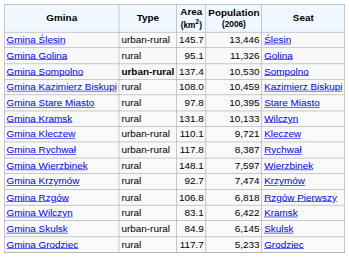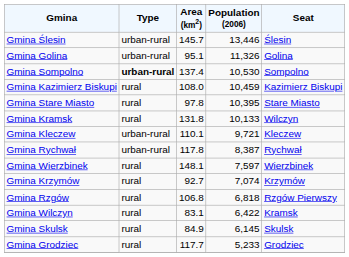(131, 55) rural -> (146, 55) urban-rural
(247, 181) 7,474 -> (247, 181) 7,074
(146, 228) urban-rural -> (131, 228) rural
